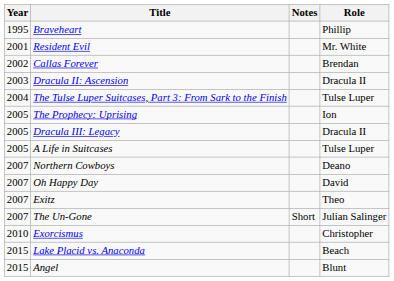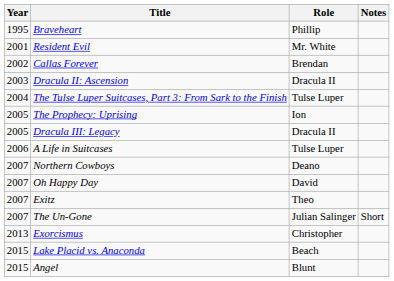columns swapped: (354, 13) <-> (305, 13)
(18, 149) 2005 -> (18, 149) 2006
(18, 234) 2010 -> (18, 234) 2013
